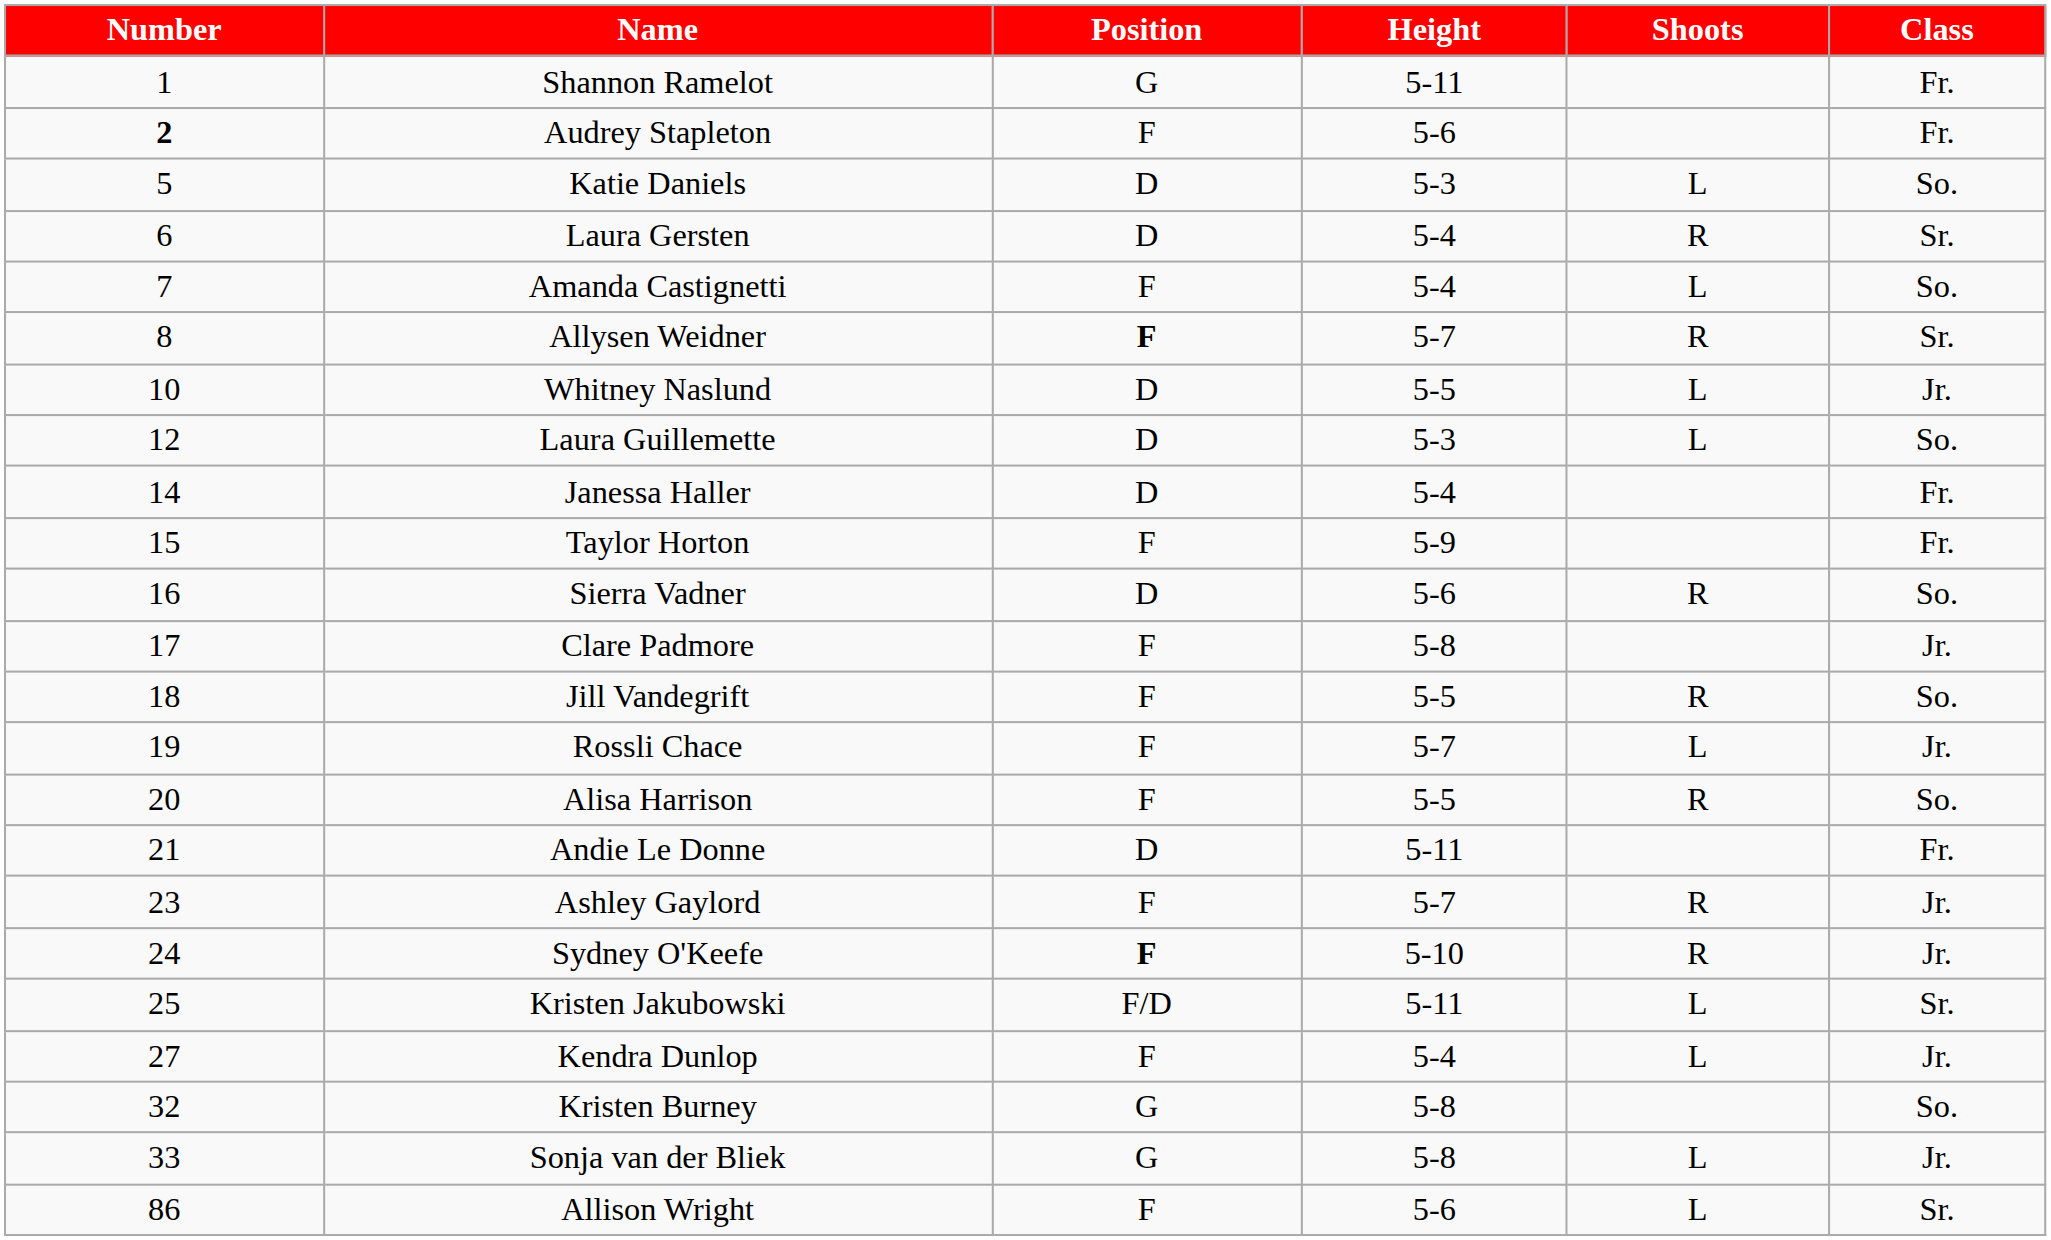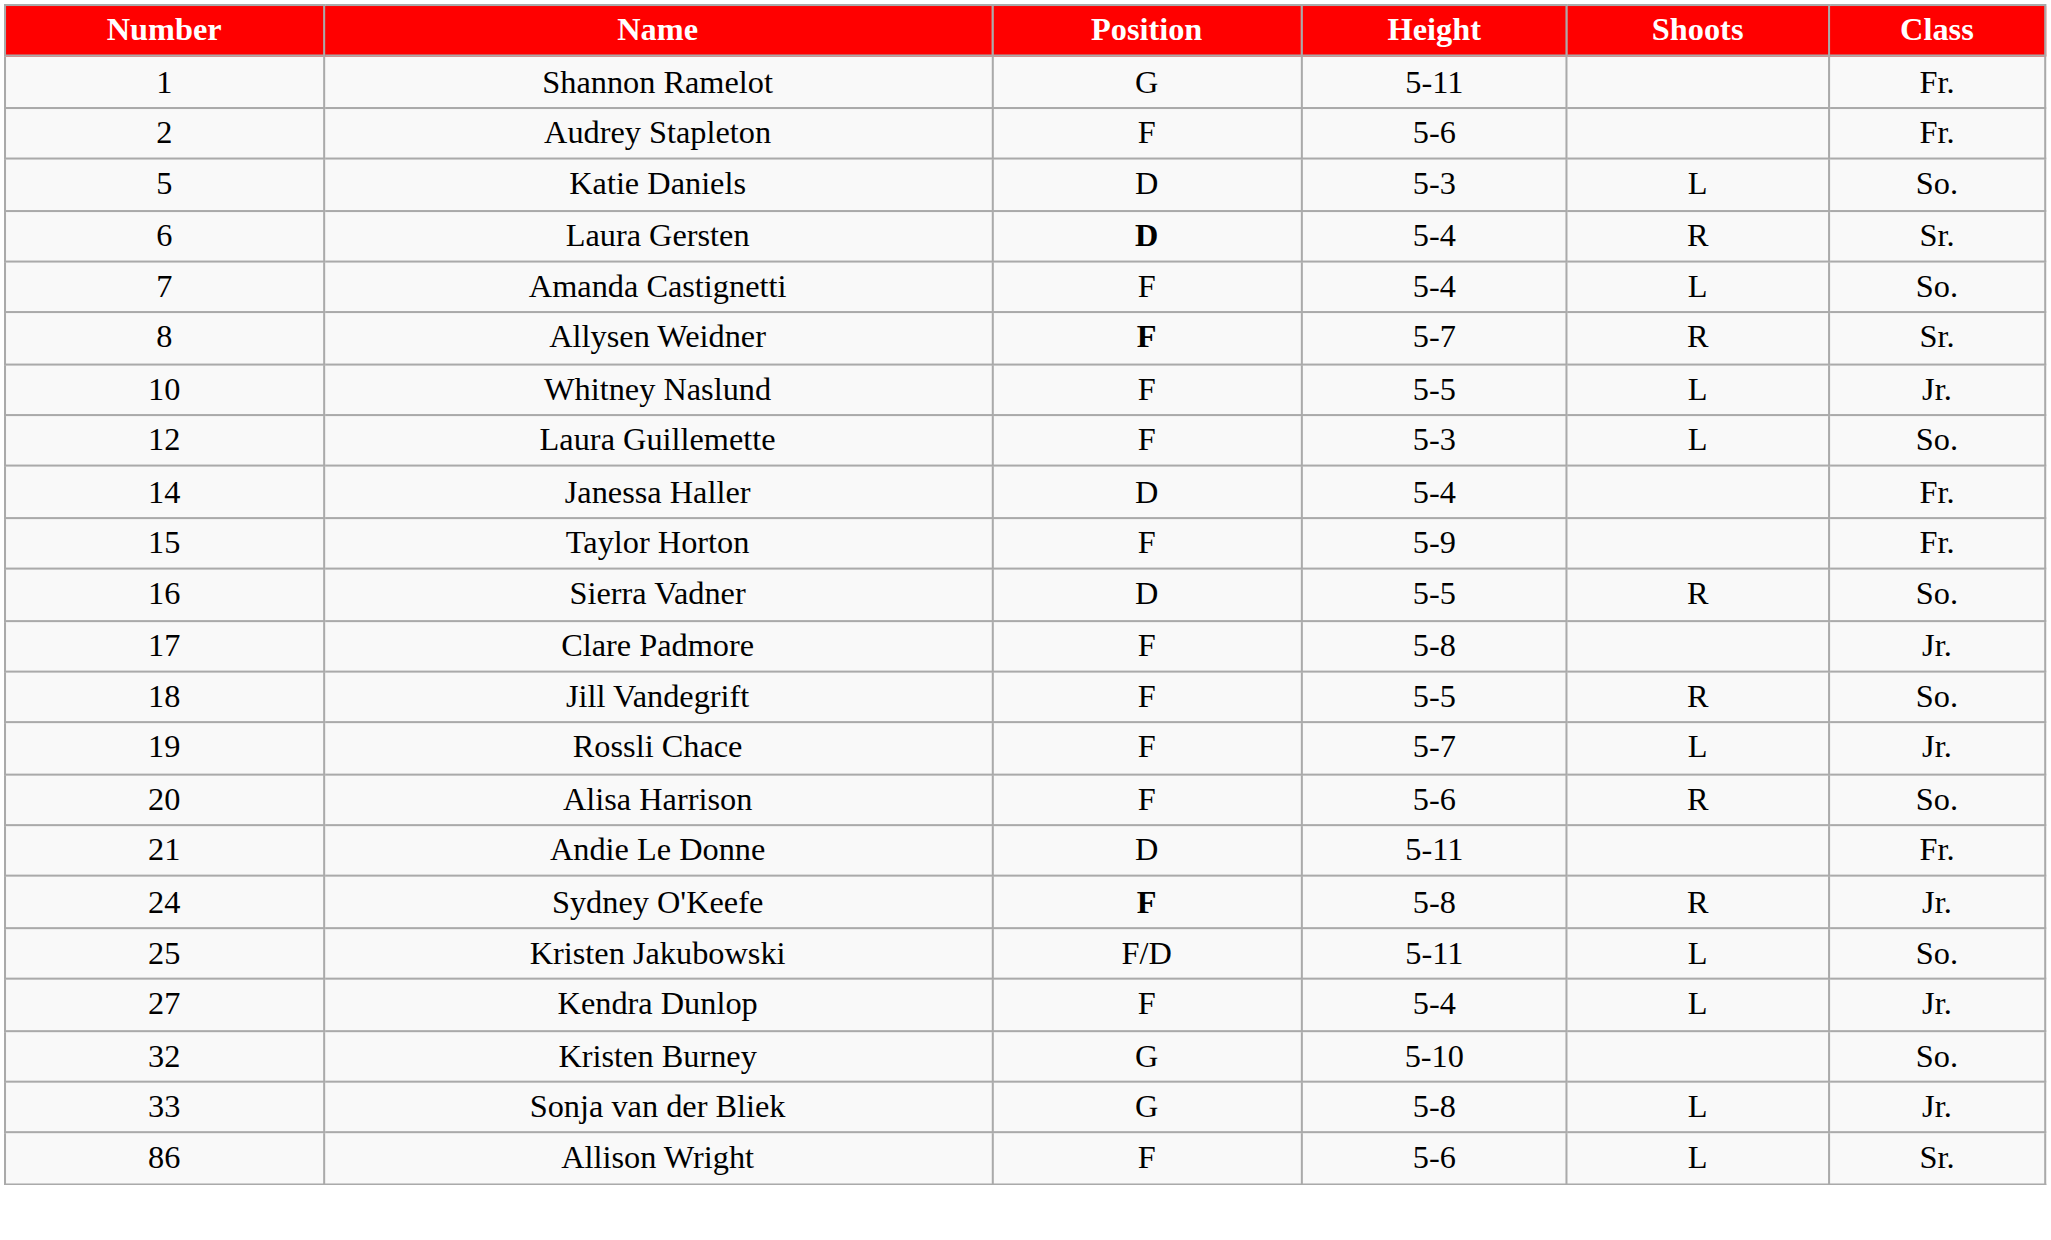(164, 132) bold -> (164, 132) normal
(1147, 235) normal -> (1147, 235) bold
(1147, 388) D -> (1147, 388) F
(1147, 440) D -> (1147, 440) F
(1434, 593) 5-6 -> (1434, 593) 5-5
(1434, 798) 5-5 -> (1434, 798) 5-6
- row: (658, 901)
(1434, 952) 5-10 -> (1434, 901) 5-8
(1937, 1004) Sr. -> (1937, 952) So.
(1434, 1106) 5-8 -> (1434, 1055) 5-10
